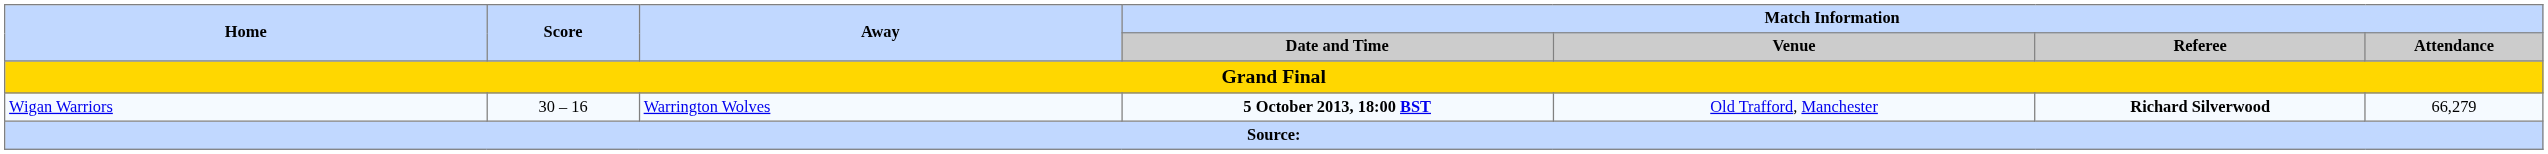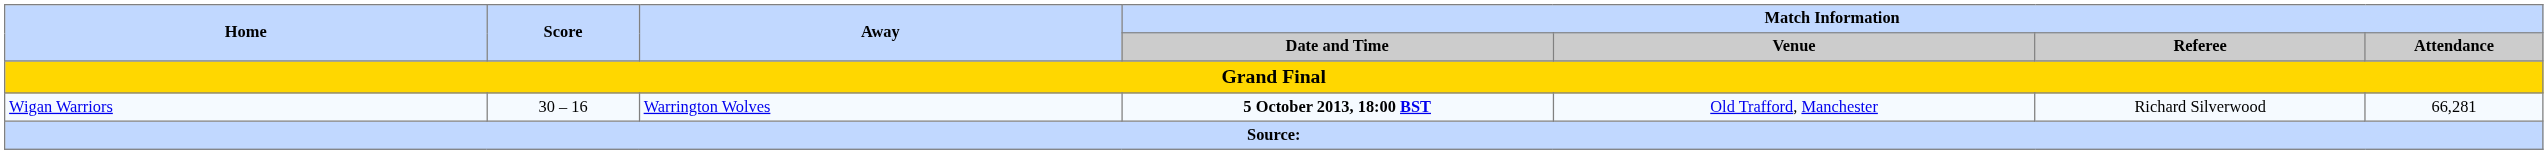(2200, 106) bold -> (2200, 106) normal
(2454, 106) 66,279 -> (2454, 106) 66,281
